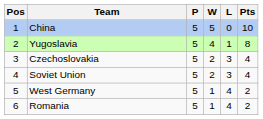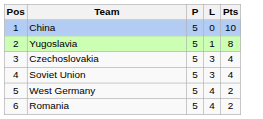- column: (212, 12)
